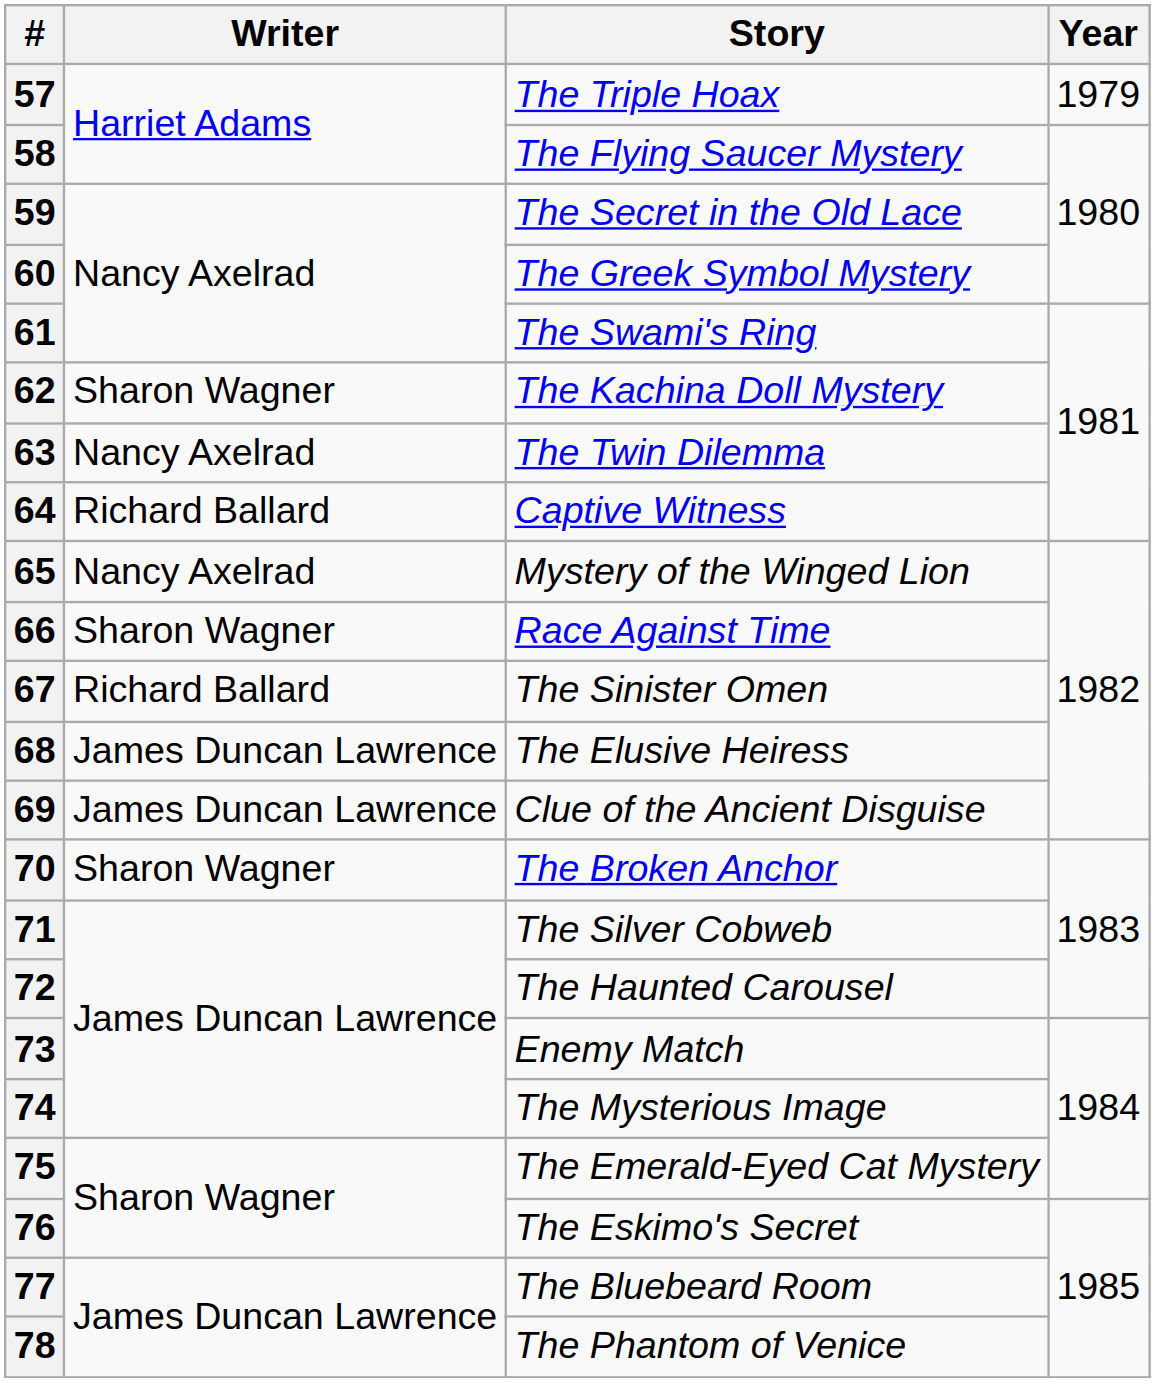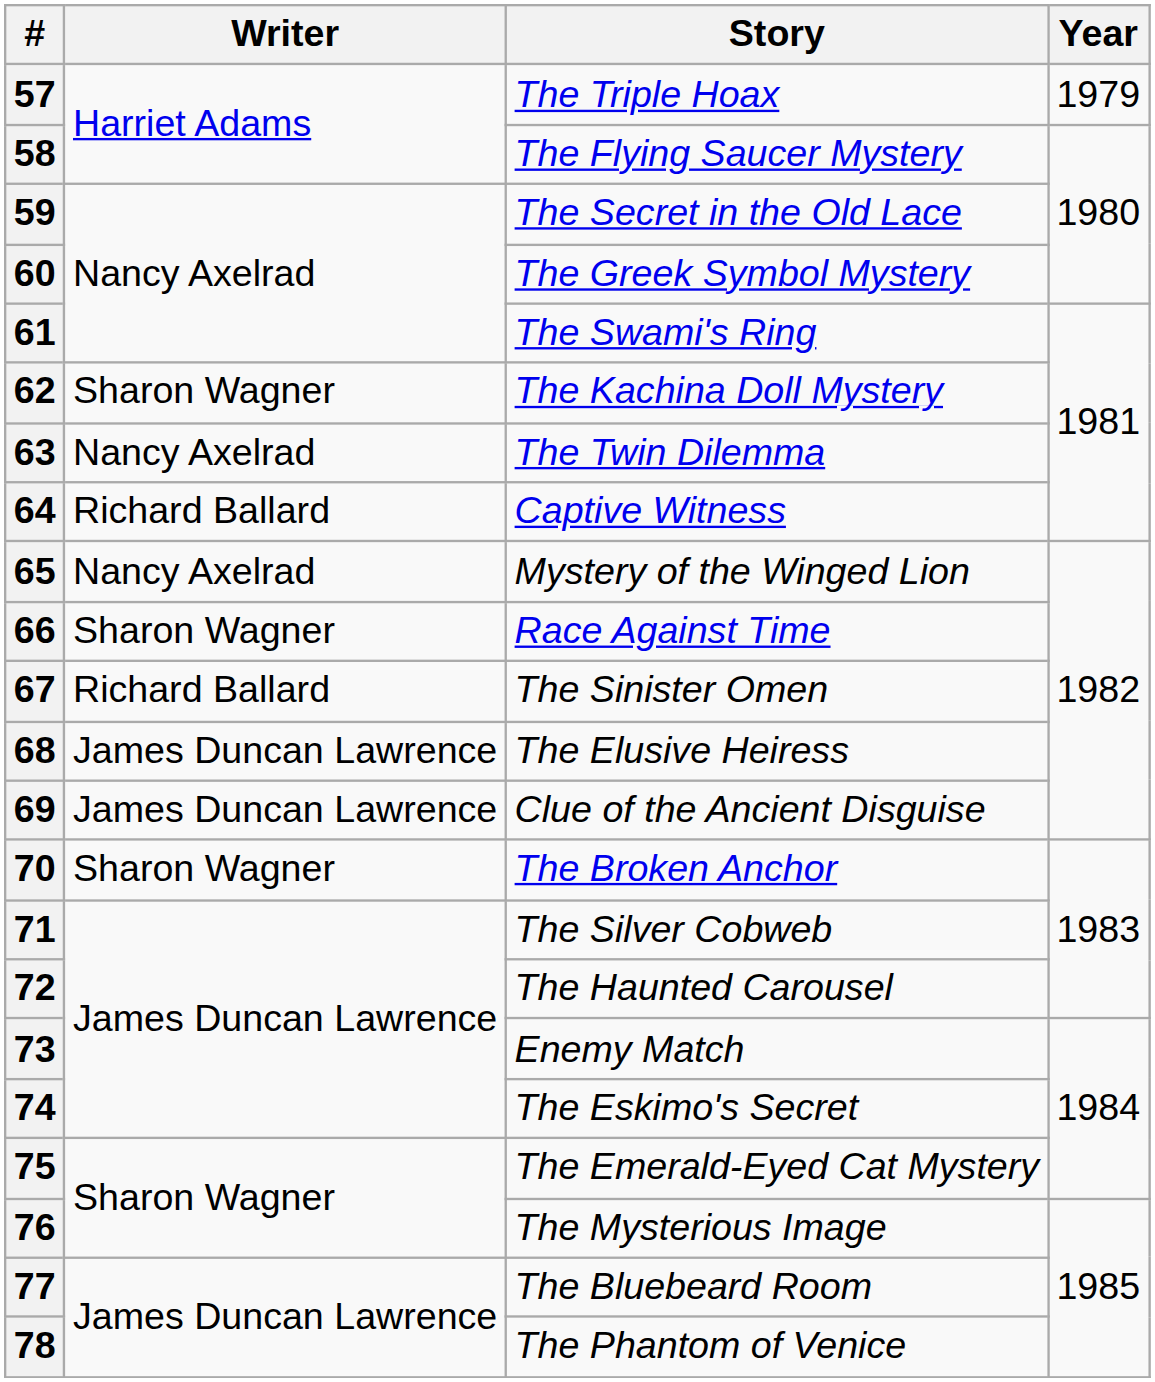(701, 1107) The Mysterious Image -> (686, 1107) The Eskimo's Secret
(686, 1226) The Eskimo's Secret -> (701, 1226) The Mysterious Image
